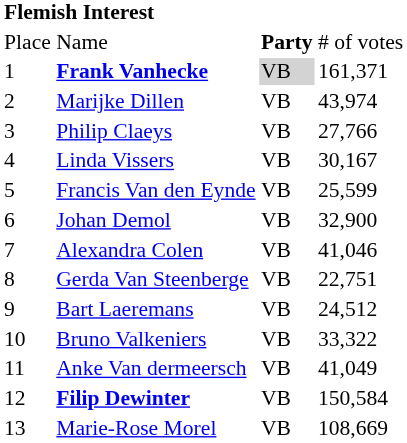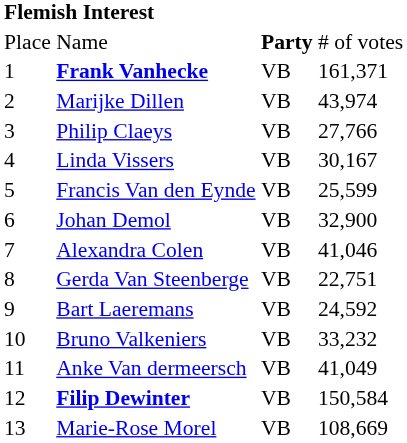(276, 71) lightgrey background -> (276, 71) no background
(348, 309) 24,512 -> (348, 309) 24,592
(348, 338) 33,322 -> (348, 338) 33,232
